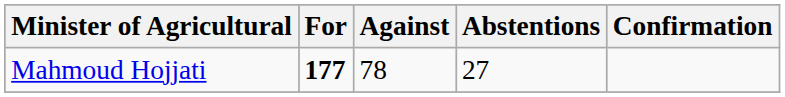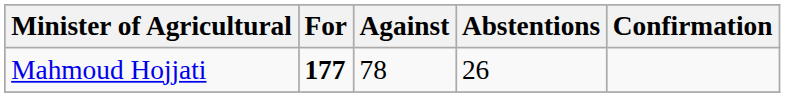(476, 69) 27 -> (476, 69) 26
